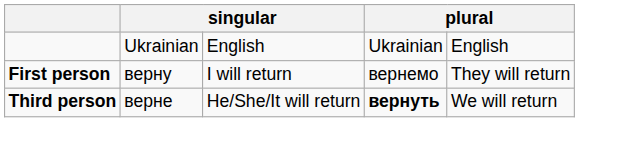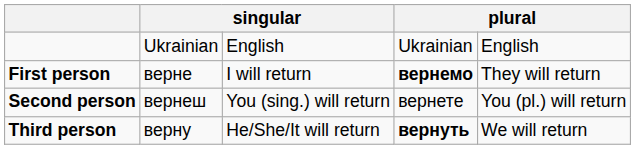(148, 74) верну -> (168, 74) верне
(403, 74) normal -> (436, 74) bold
+ row: (72, 102)
(148, 102) верне -> (167, 130) верну
